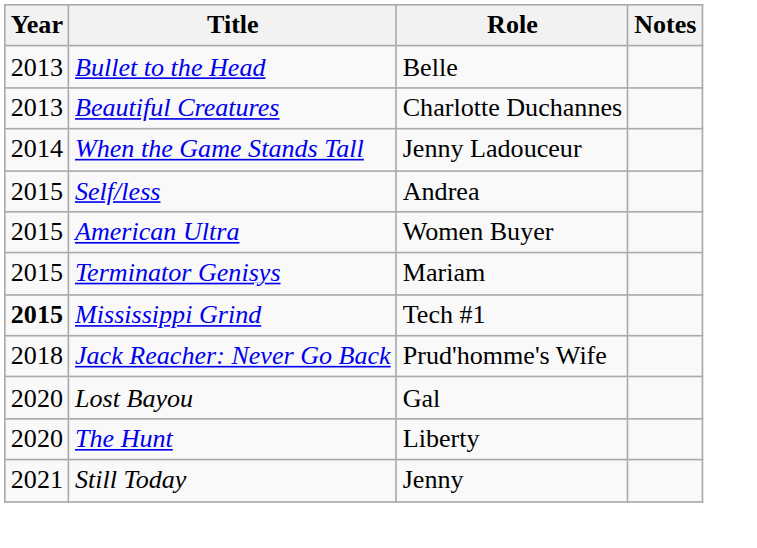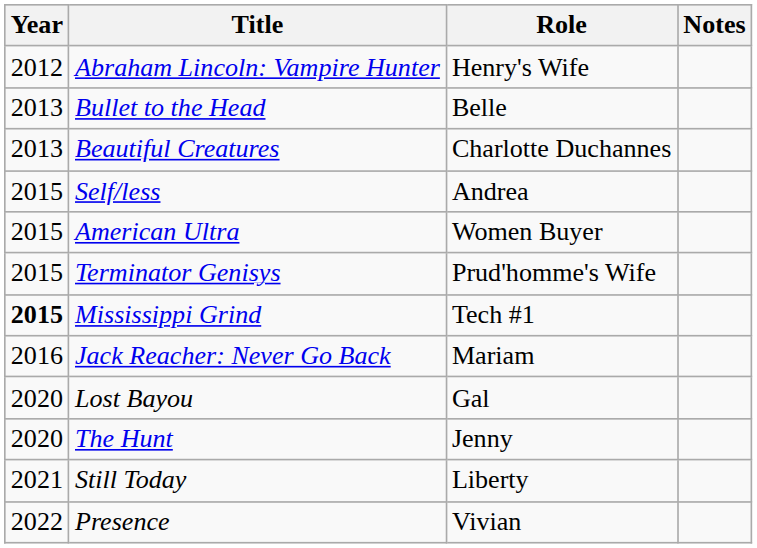+ row: (257, 66)
- row: (219, 149)
(444, 273) Mariam -> (554, 273) Prud'homme's Wife
(37, 356) 2018 -> (37, 356) 2016
(505, 356) Prud'homme's Wife -> (493, 356) Mariam
(441, 438) Liberty -> (482, 438) Jenny
(433, 480) Jenny -> (490, 480) Liberty
+ row: (122, 521)
